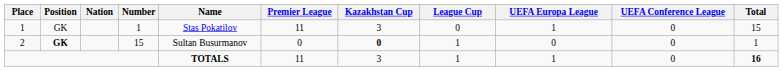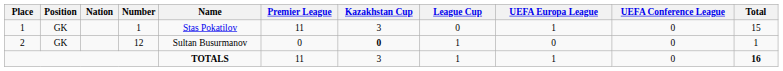(60, 43) bold -> (60, 43) normal
(139, 43) 15 -> (139, 43) 12
